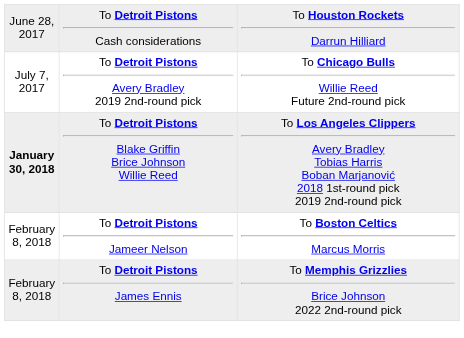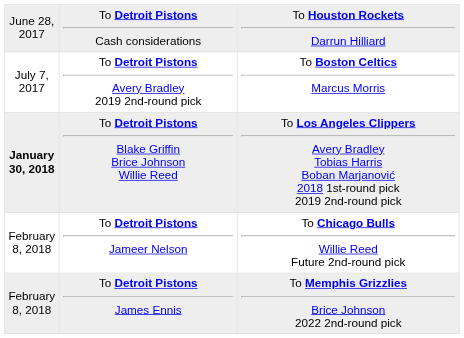(348, 82) To Chicago Bulls Willie Reed Future 2nd-round pick -> (348, 75) To Boston Celtics Marcus Morris
(348, 236) To Boston Celtics Marcus Morris -> (348, 242) To Chicago Bulls Willie Reed Future 2nd-round pick
